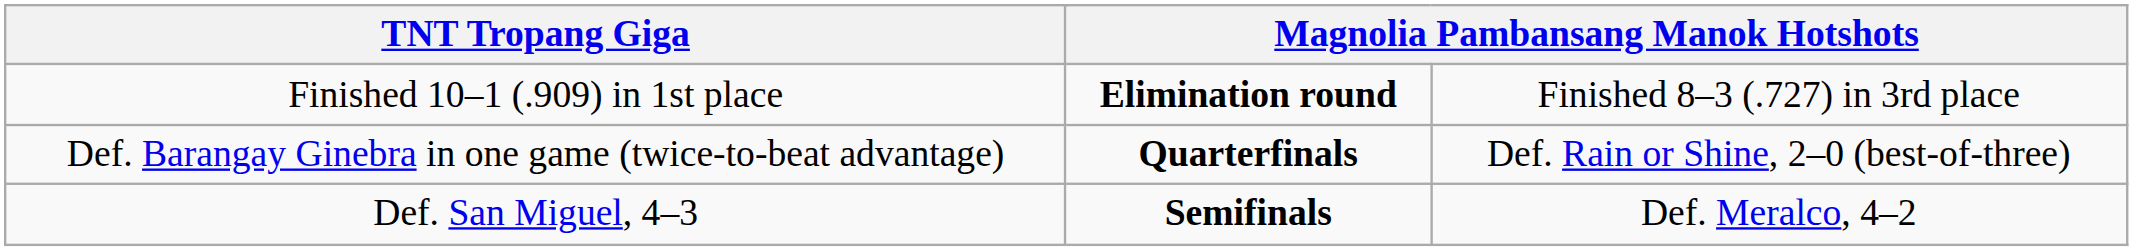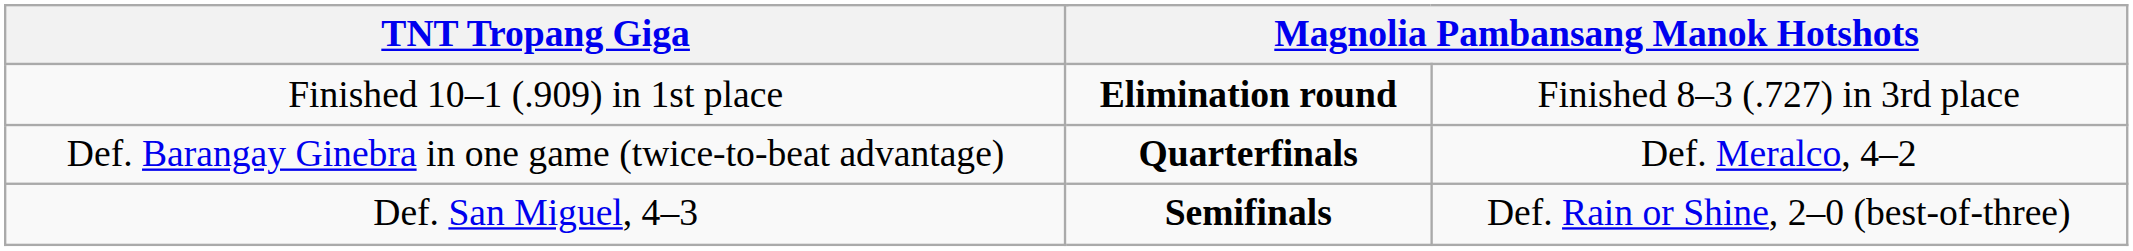(1779, 153) Def. Rain or Shine, 2–0 (best-of-three) -> (1779, 153) Def. Meralco, 4–2
(1779, 213) Def. Meralco, 4–2 -> (1779, 213) Def. Rain or Shine, 2–0 (best-of-three)
